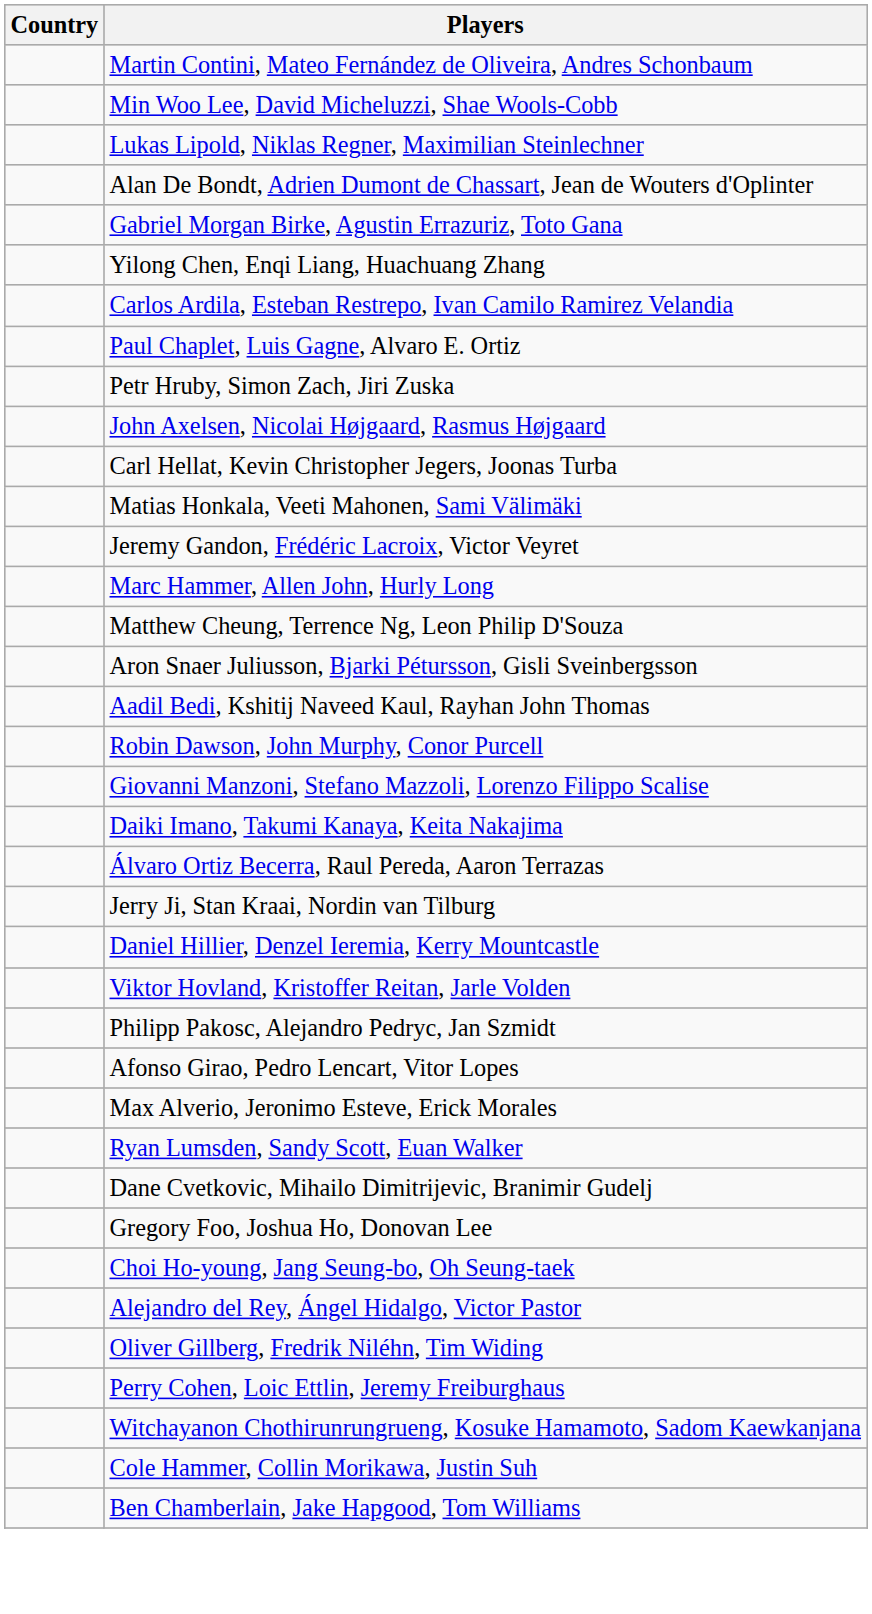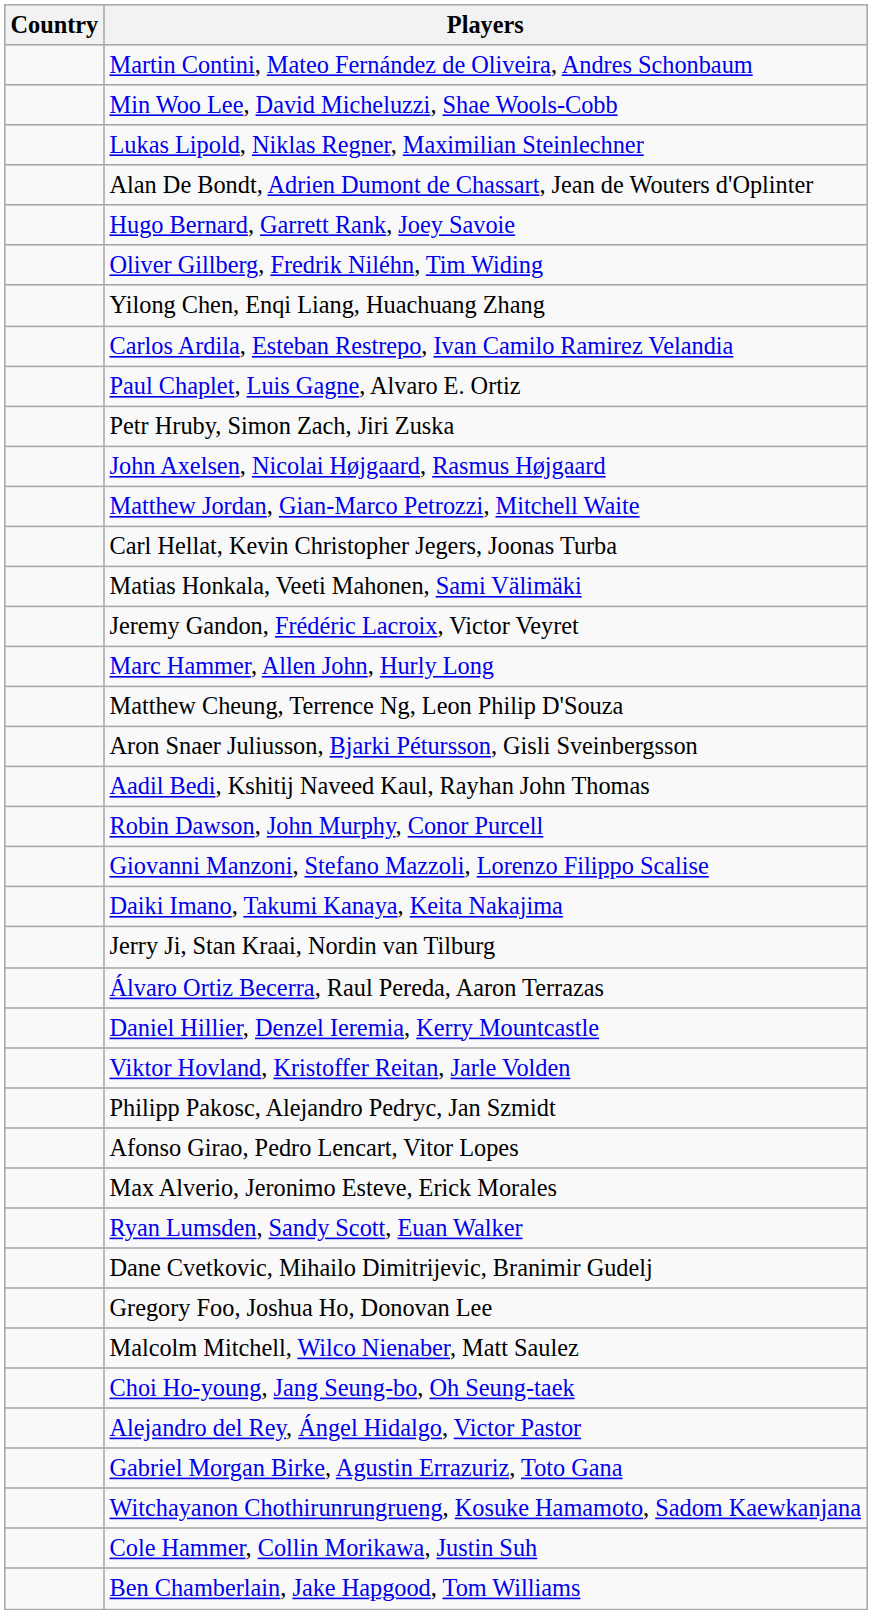+ row: (312, 225)
rows swapped: (366, 225) <-> (326, 1348)
+ row: (375, 505)
rows swapped: (357, 866) <-> (302, 906)
+ row: (344, 1348)
- row: (337, 1388)
